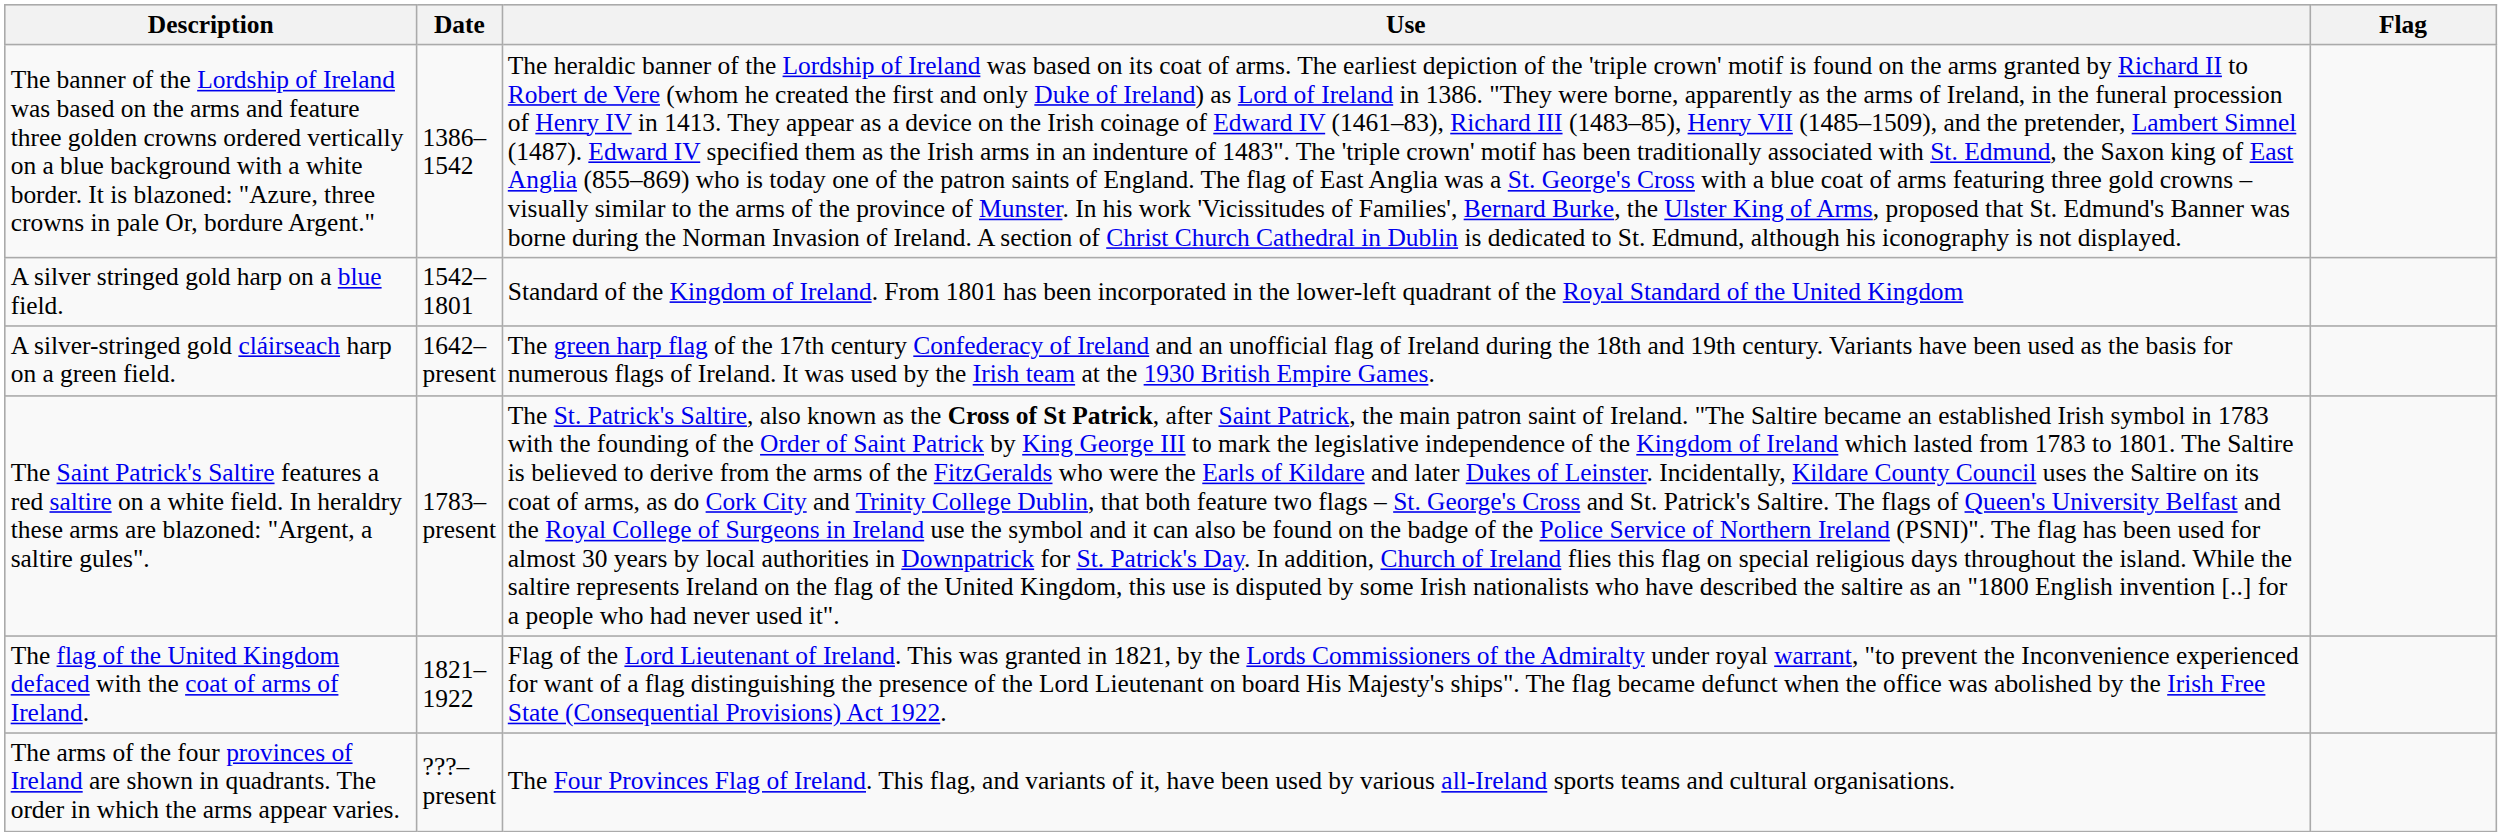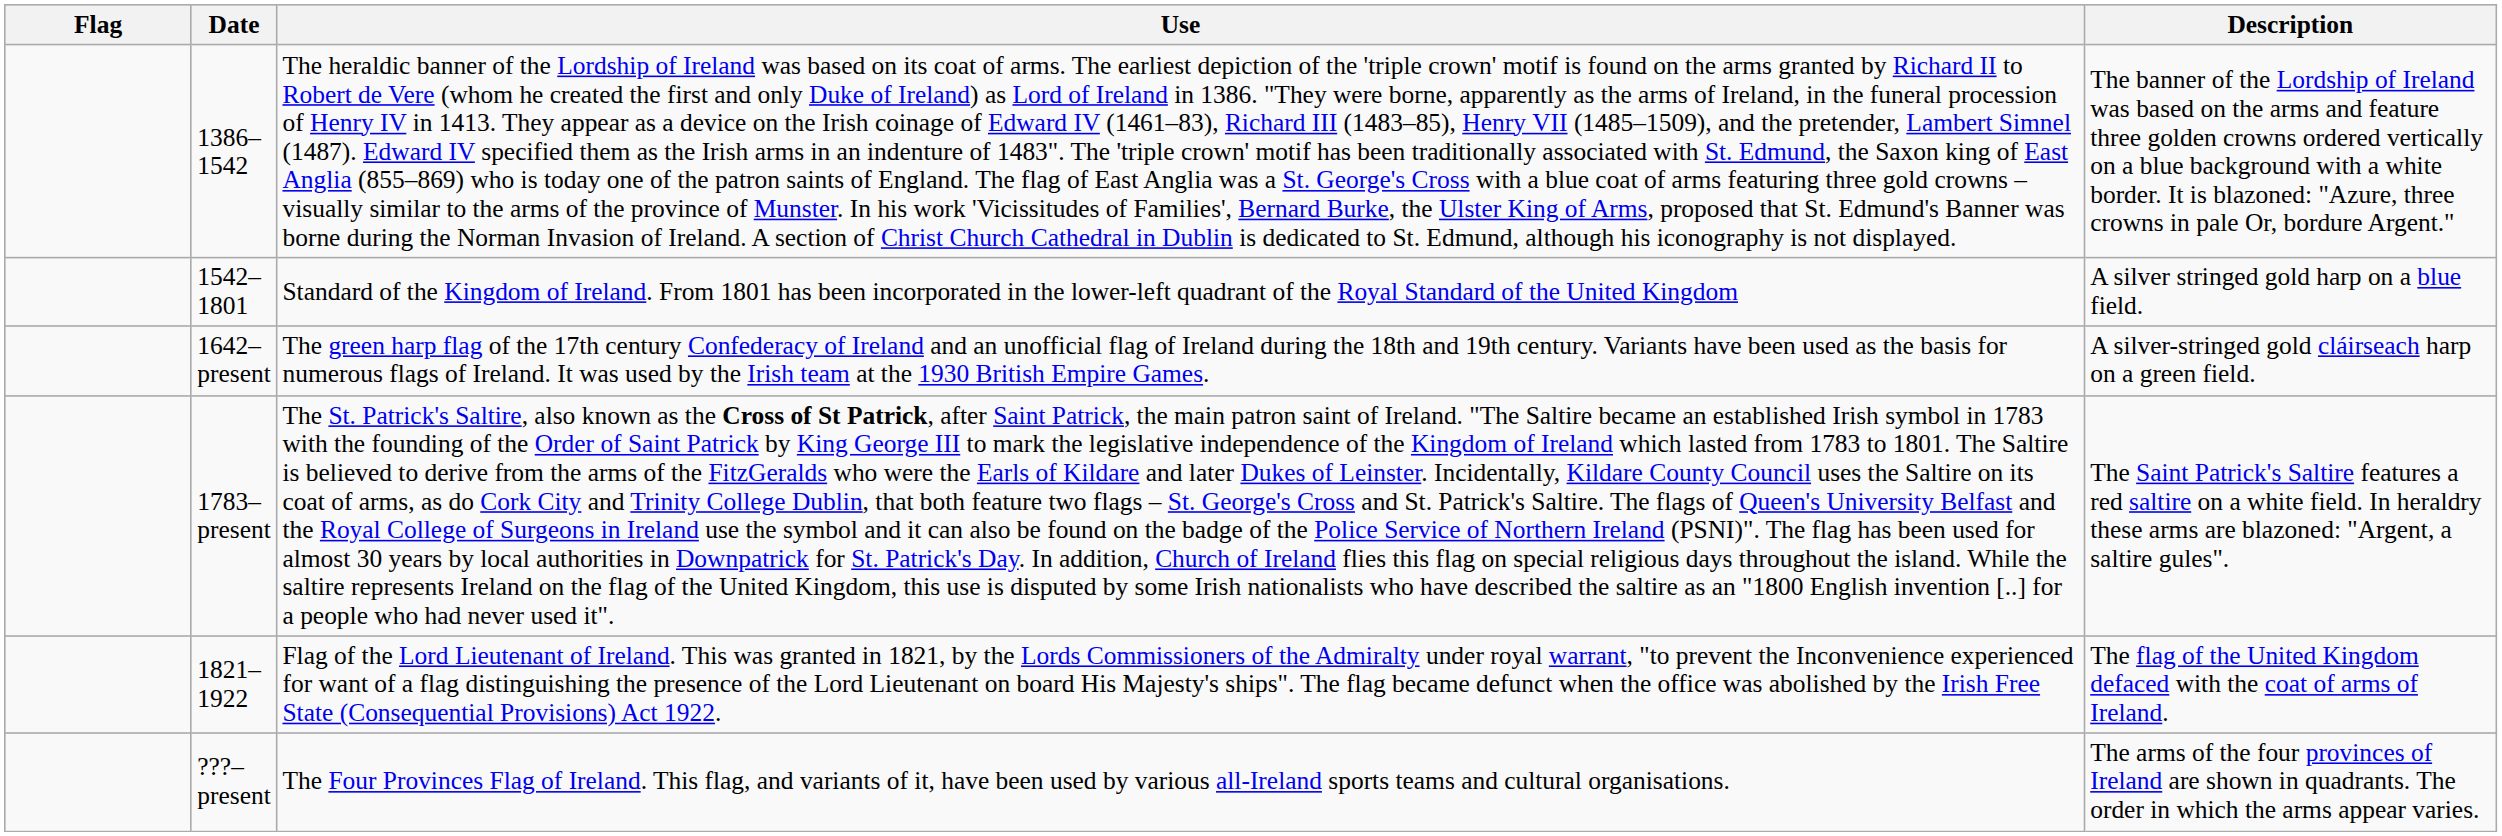columns swapped: (2403, 24) <-> (211, 24)
